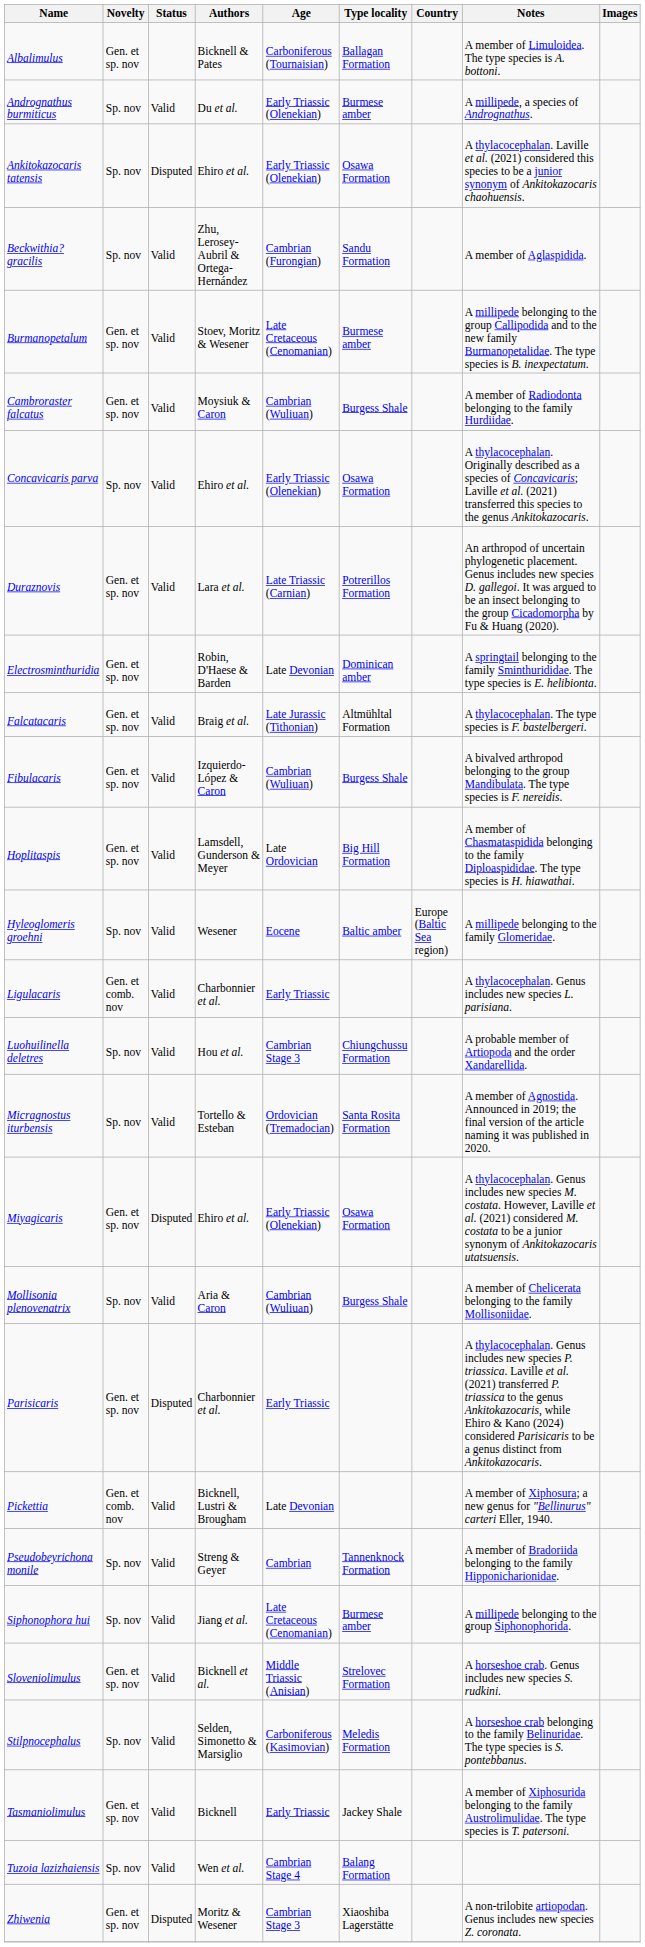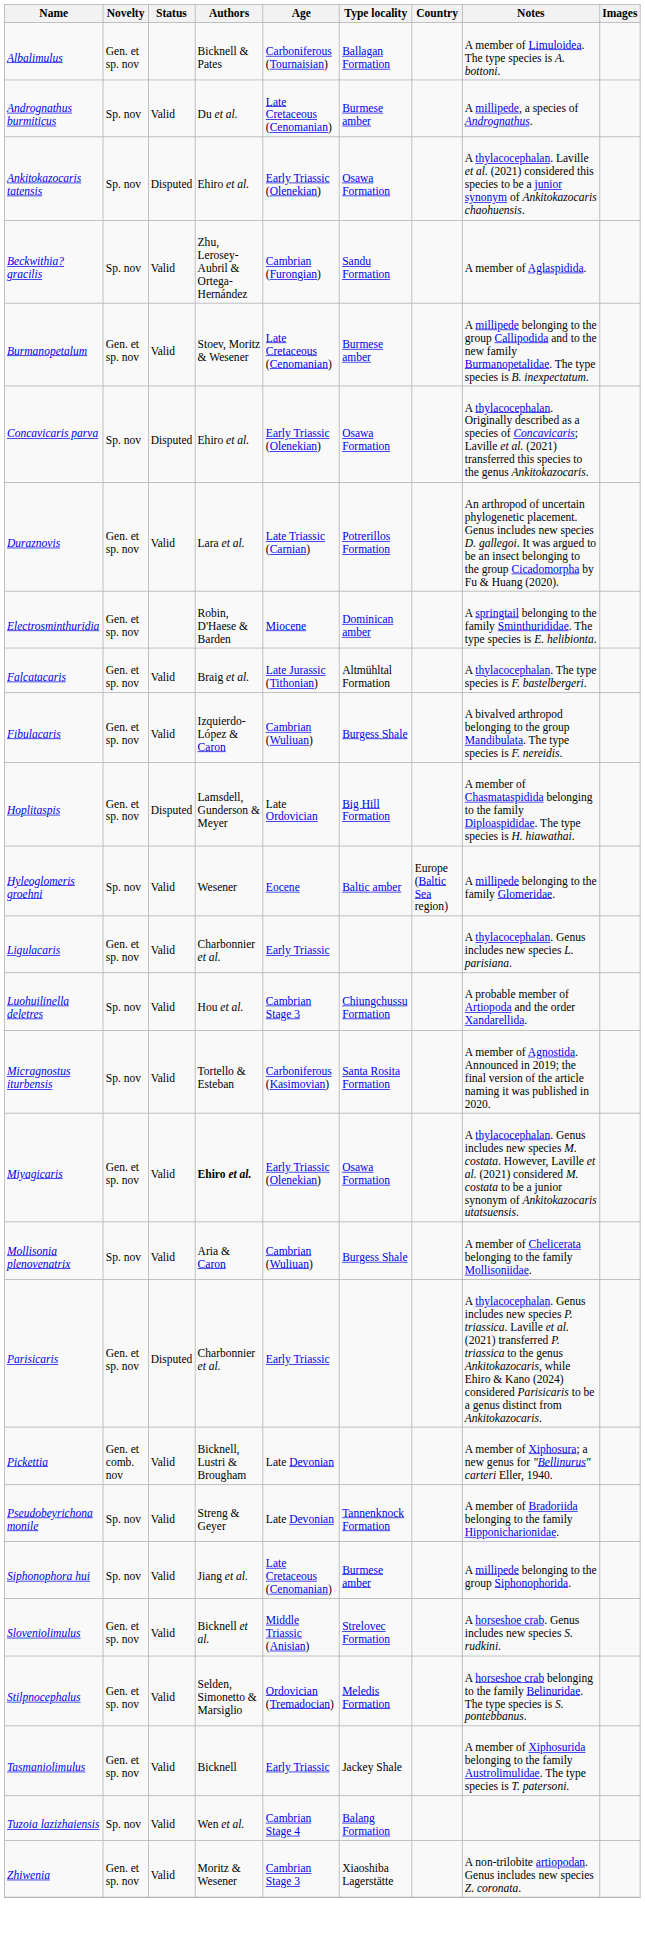(298, 108) Early Triassic (Olenekian) -> (299, 114) Late Cretaceous (Cenomanian)
- row: (39, 408)
(163, 484) Valid -> (171, 440) Disputed
(300, 670) Late Devonian -> (286, 626) Miocene
(163, 854) Valid -> (171, 810) Disputed
(122, 995) Gen. et comb. nov -> (122, 950) Gen. et sp. nov
(300, 1122) Ordovician (Tremadocian) -> (299, 1078) Carboniferous (Kasimovian)
(171, 1218) Disputed -> (163, 1174) Valid
(223, 1218) normal -> (225, 1174) bold
(289, 1563) Cambrian -> (300, 1519) Late Devonian
(123, 1741) Sp. nov -> (122, 1697) Gen. et sp. nov
(299, 1741) Carboniferous (Kasimovian) -> (300, 1697) Ordovician (Tremadocian)
(171, 1919) Disputed -> (163, 1875) Valid
